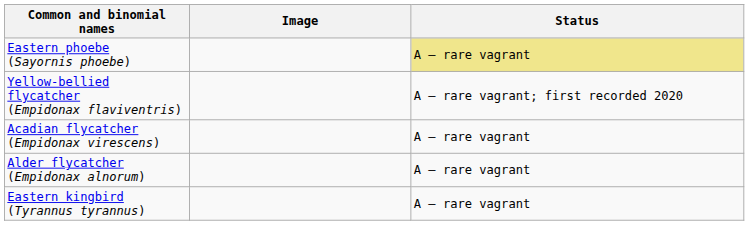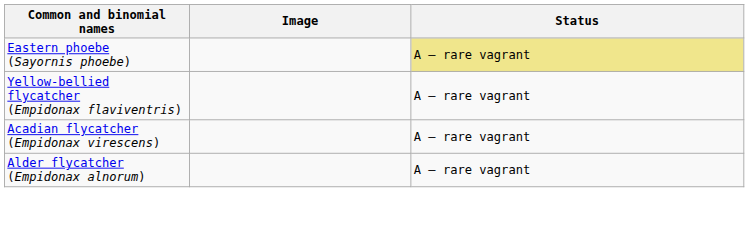(548, 96) A – rare vagrant; first recorded 2020 -> (472, 96) A – rare vagrant
- row: (76, 204)
